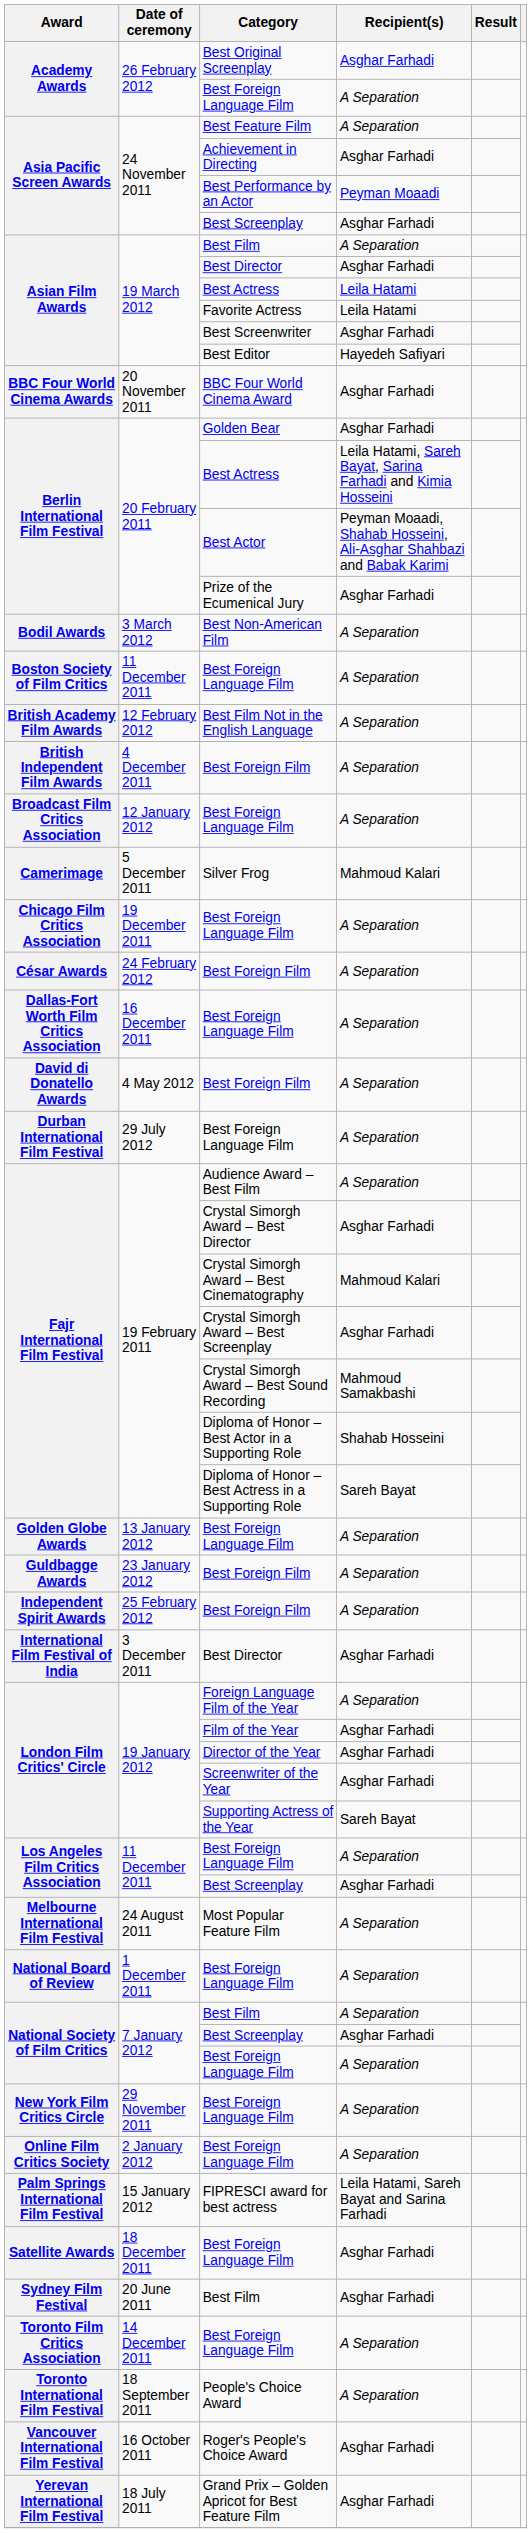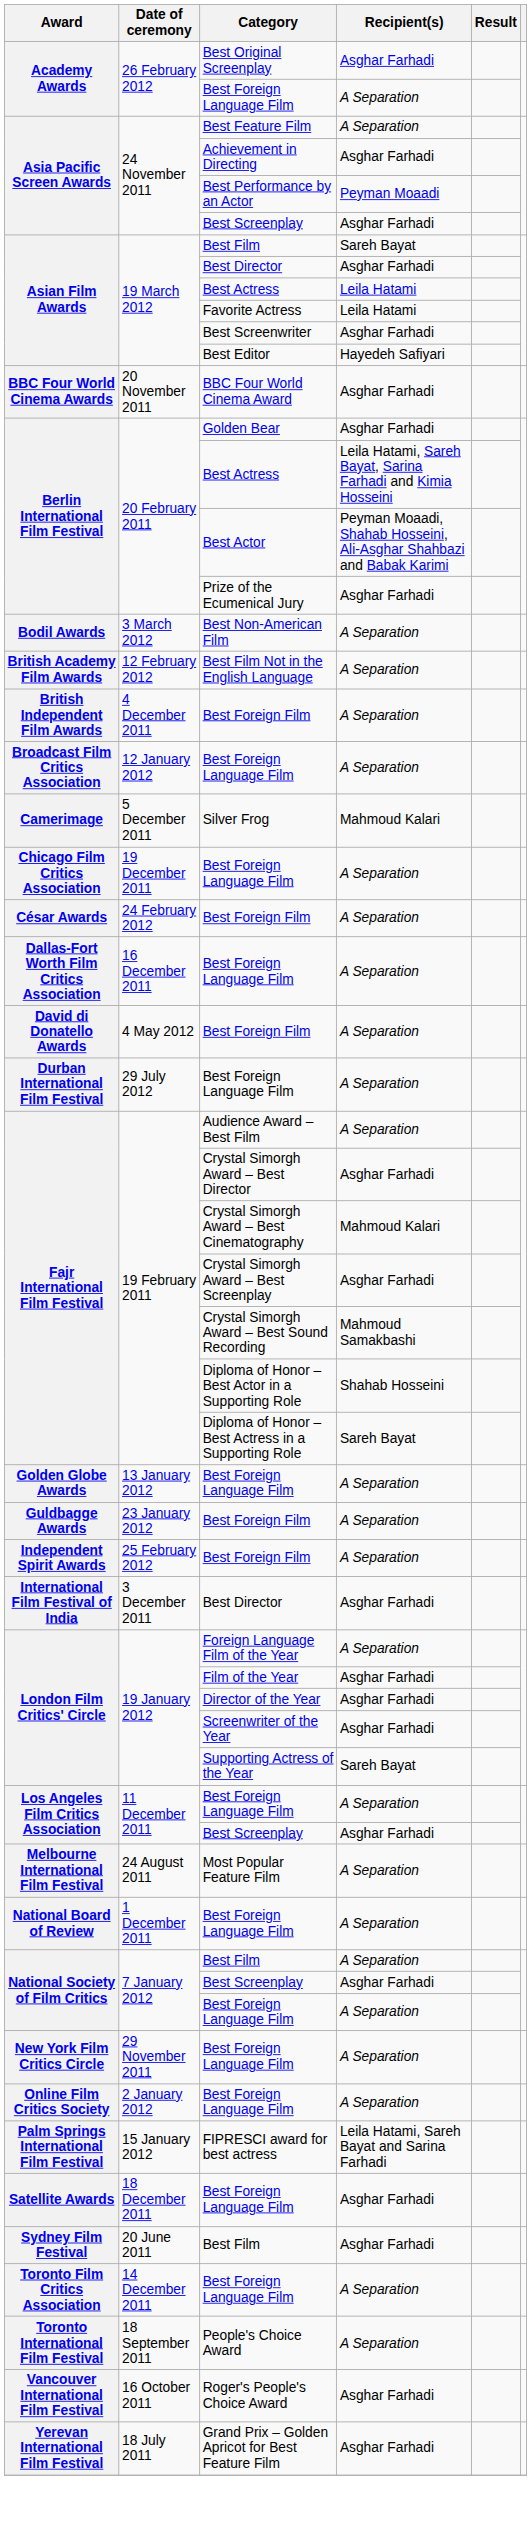(379, 245) A Separation -> (378, 245) Sareh Bayat
- row: (62, 677)
